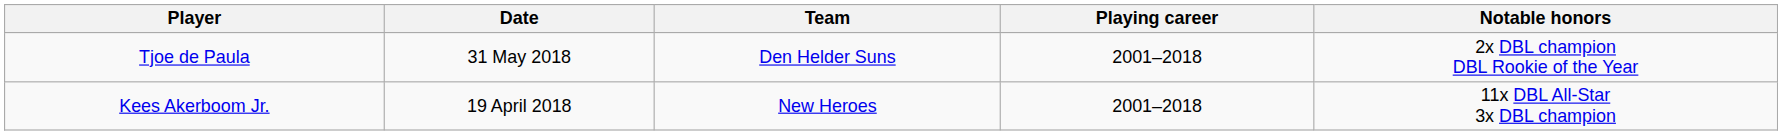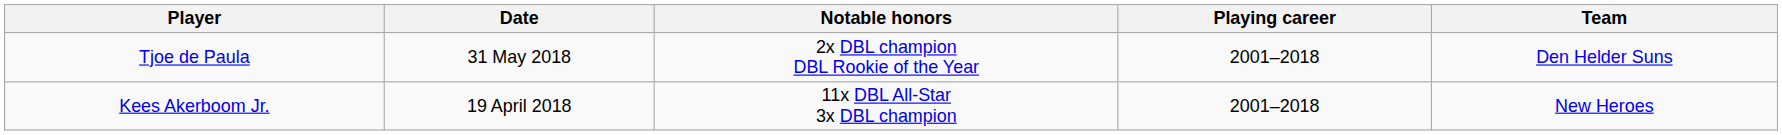columns swapped: (827, 18) <-> (1546, 18)
